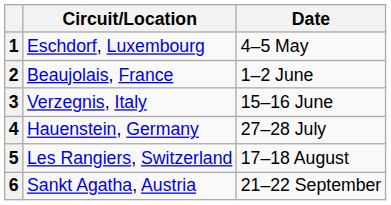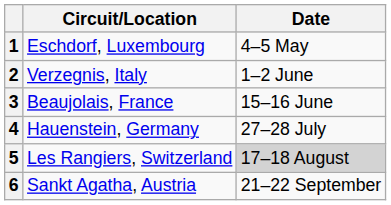(100, 74) Beaujolais, France -> (87, 74) Verzegnis, Italy
(87, 102) Verzegnis, Italy -> (100, 102) Beaujolais, France
(295, 158) no background -> (295, 158) lightgrey background
